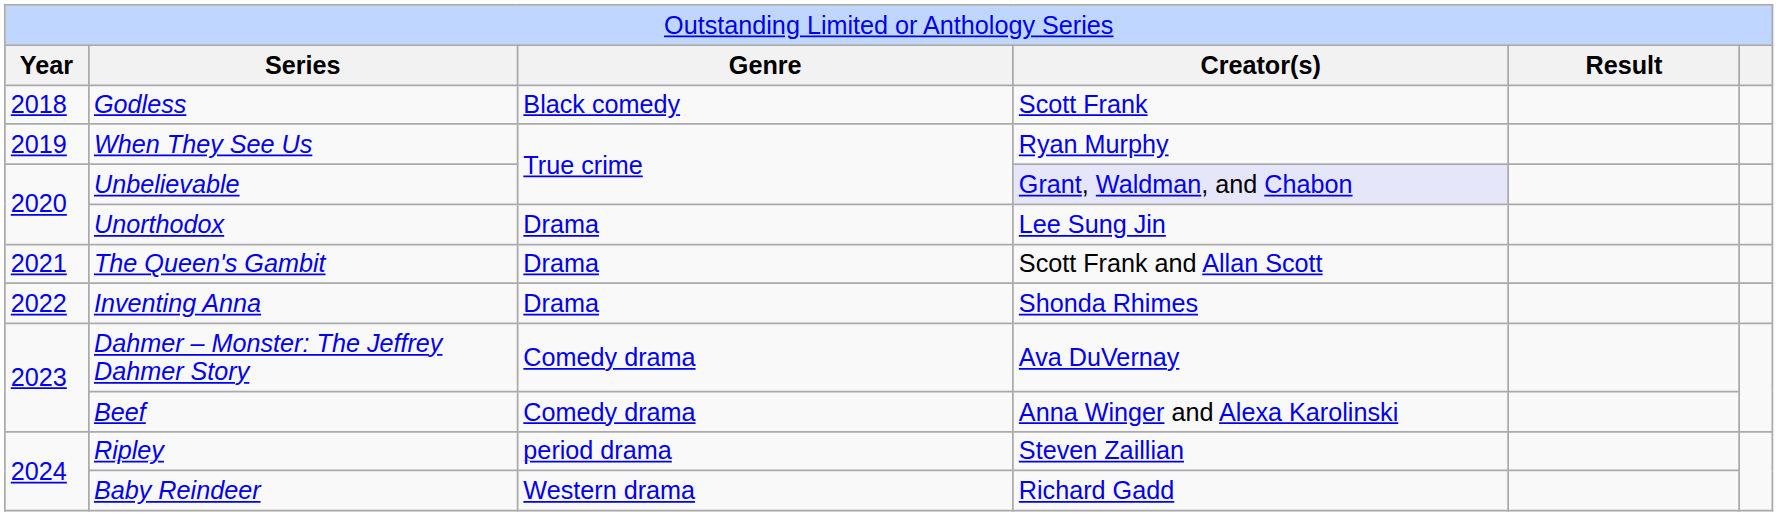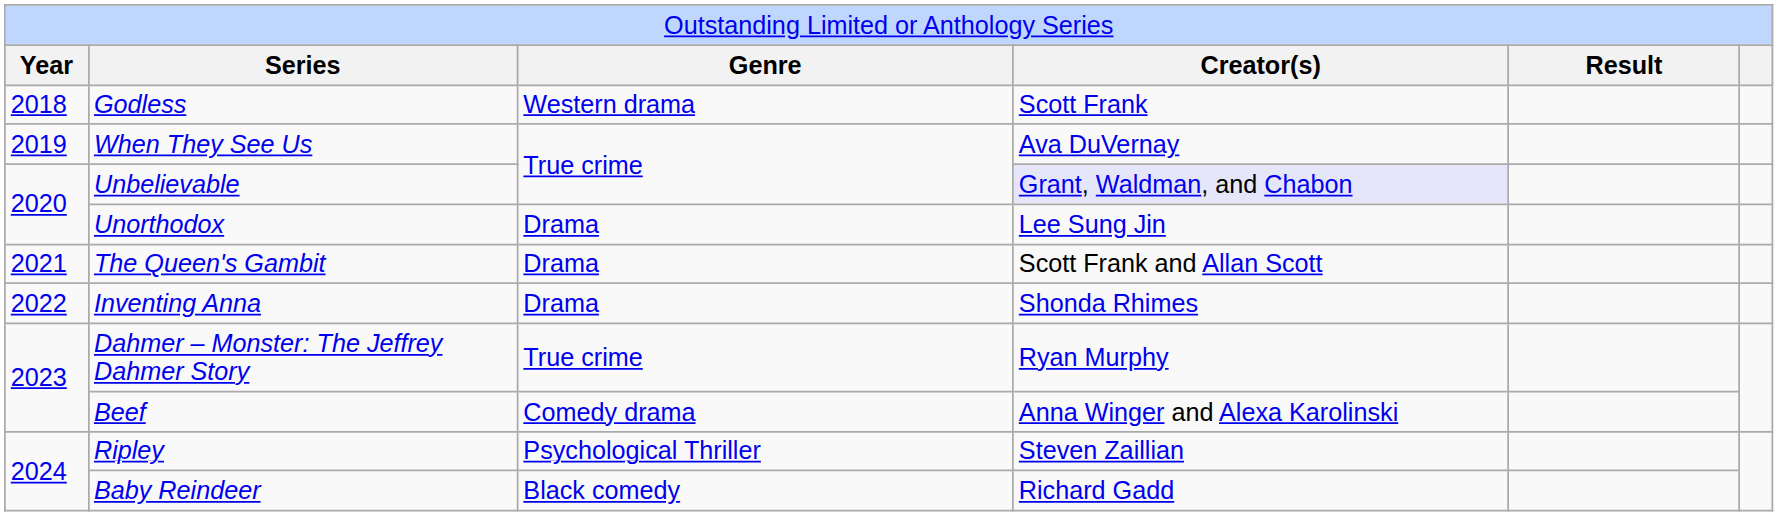(602, 105) Black comedy -> (609, 105) Western drama
(1094, 145) Ryan Murphy -> (1099, 145) Ava DuVernay
(609, 358) Comedy drama -> (583, 358) True crime
(1099, 358) Ava DuVernay -> (1094, 358) Ryan Murphy
(598, 451) period drama -> (642, 451) Psychological Thriller
(609, 491) Western drama -> (602, 491) Black comedy
